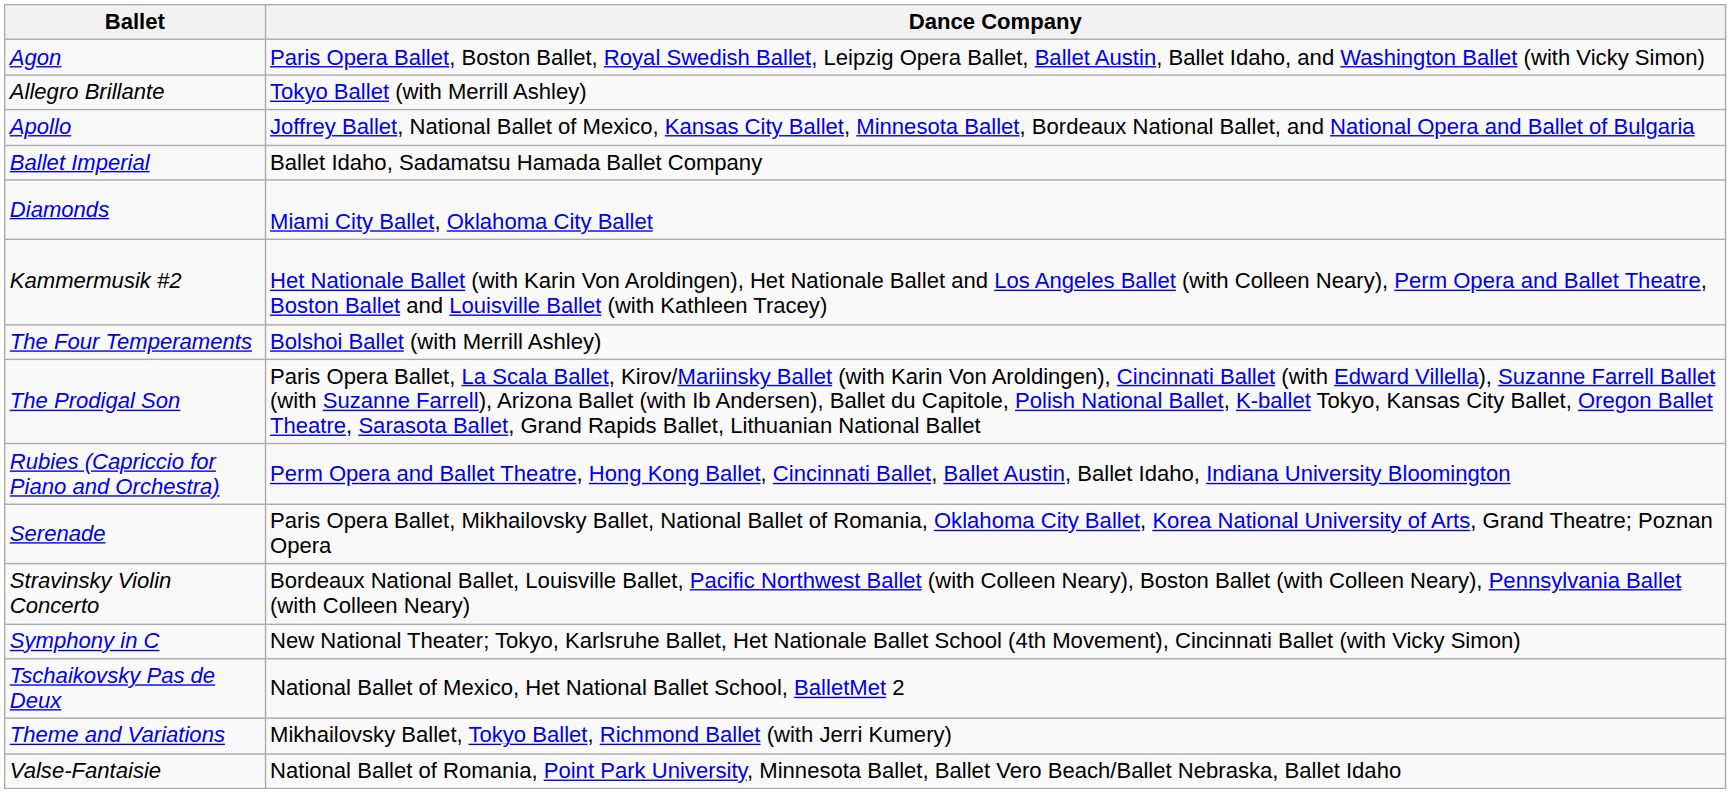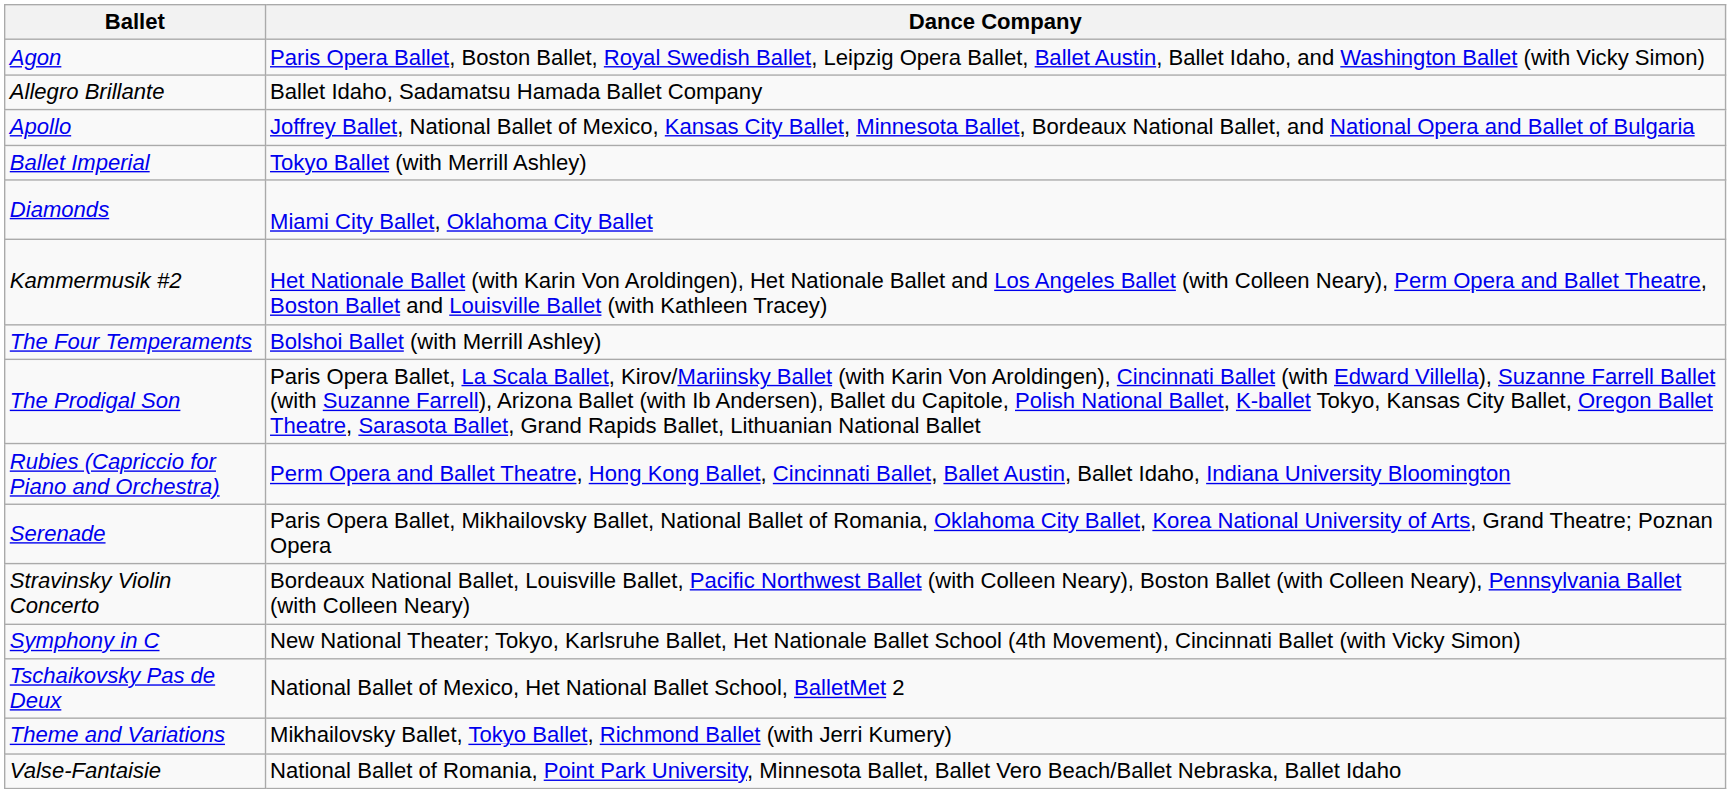(428, 92) Tokyo Ballet (with Merrill Ashley) -> (516, 92) Ballet Idaho, Sadamatsu Hamada Ballet Company
(516, 162) Ballet Idaho, Sadamatsu Hamada Ballet Company -> (428, 162) Tokyo Ballet (with Merrill Ashley)
